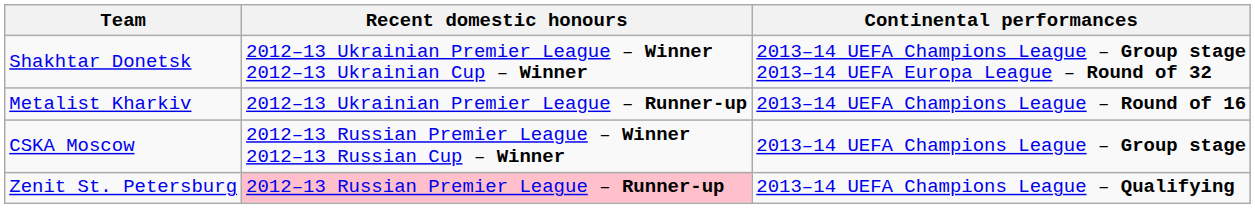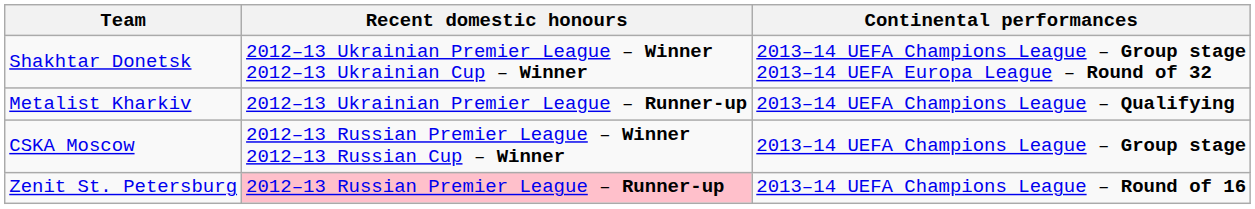(1001, 104) 2013–14 UEFA Champions League – Round of 16 -> (995, 104) 2013–14 UEFA Champions League – Qualifying
(995, 188) 2013–14 UEFA Champions League – Qualifying -> (1001, 188) 2013–14 UEFA Champions League – Round of 16
